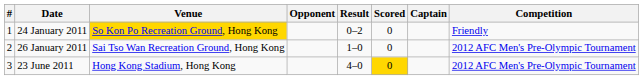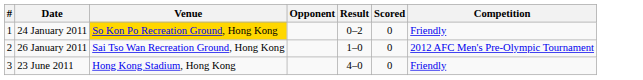- column: (429, 13)
(390, 66) gold background -> (390, 66) no background
(544, 66) 2012 AFC Men's Pre-Olympic Tournament -> (428, 66) Friendly
